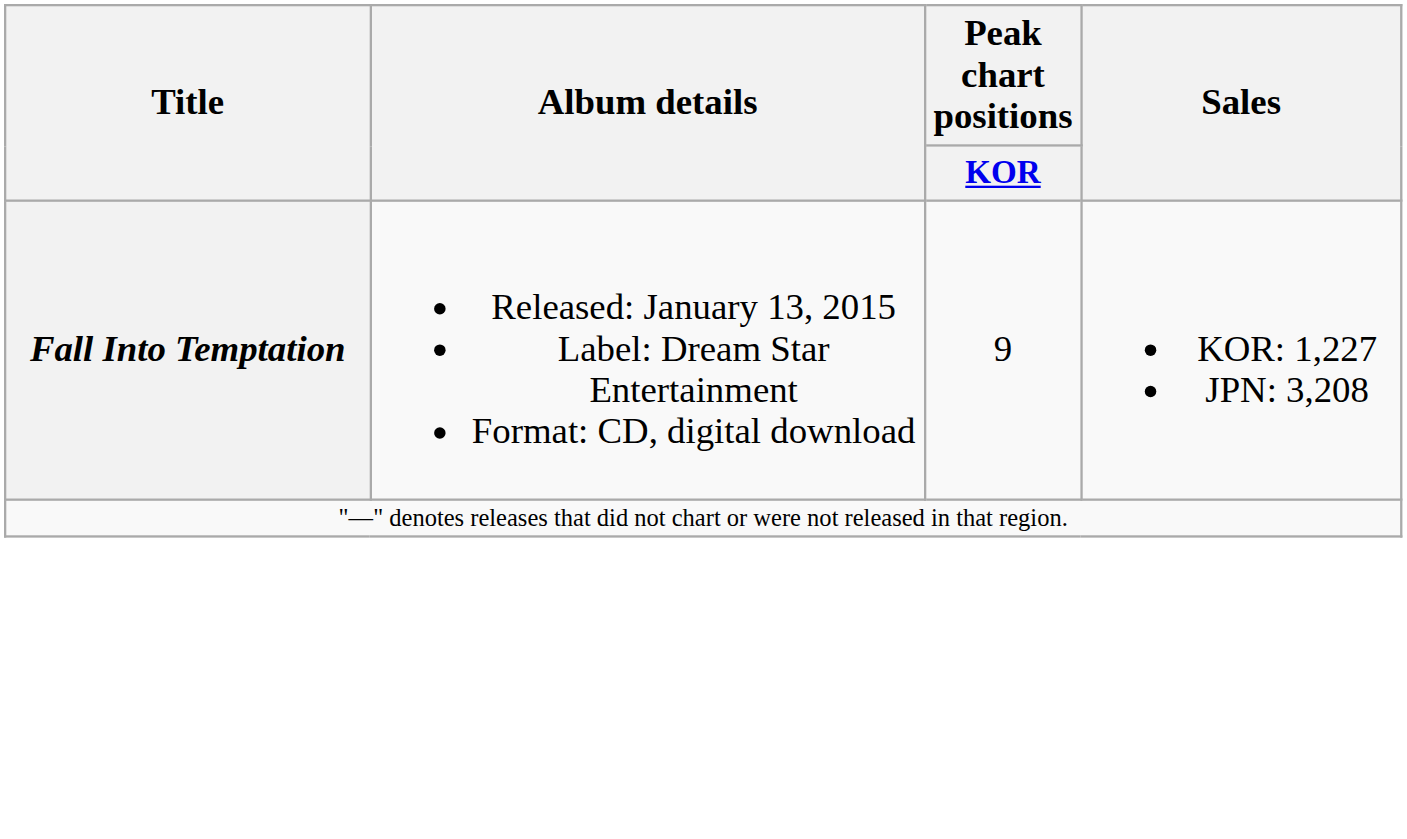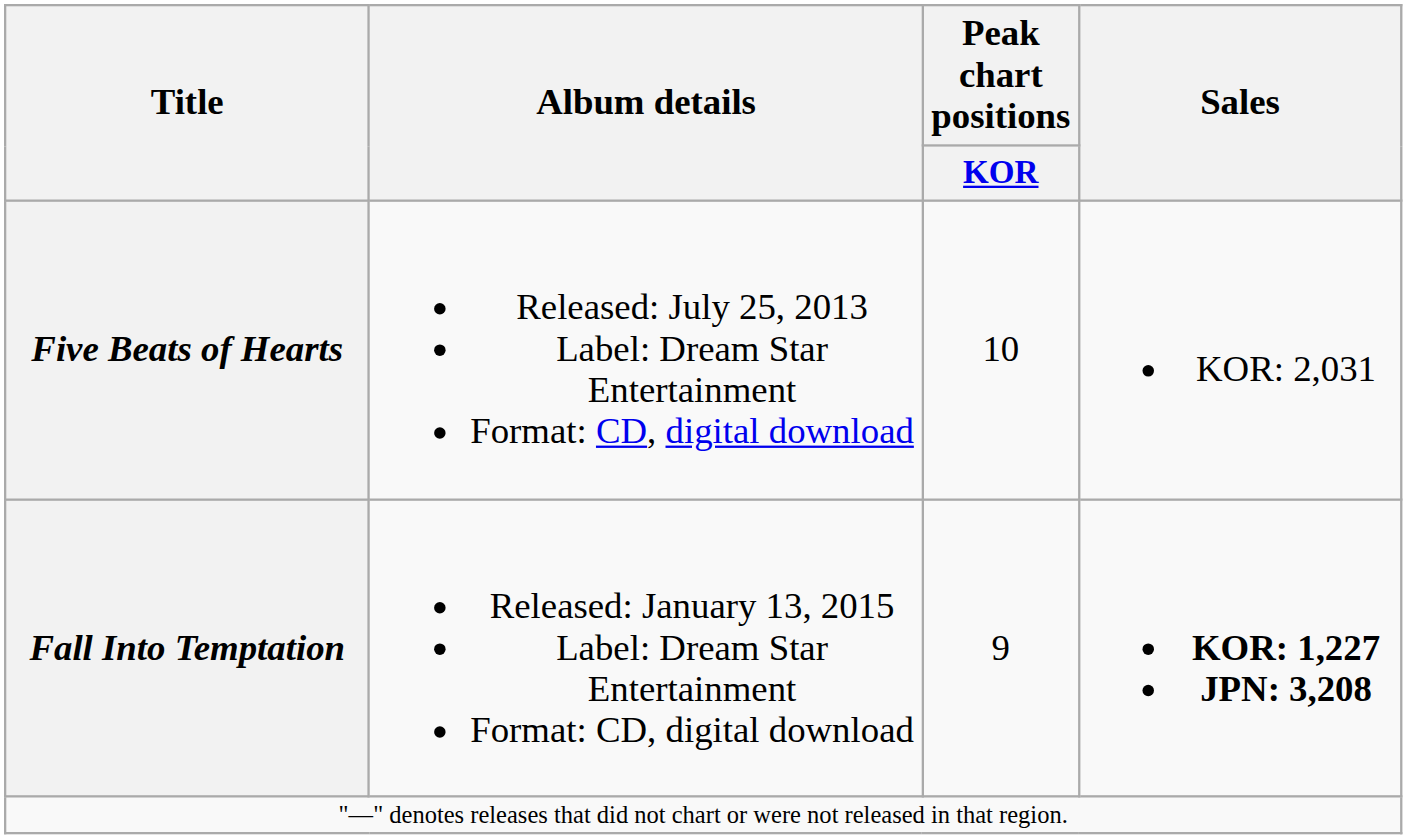+ row: (187, 349)
(1241, 370) normal -> (1240, 668) bold
